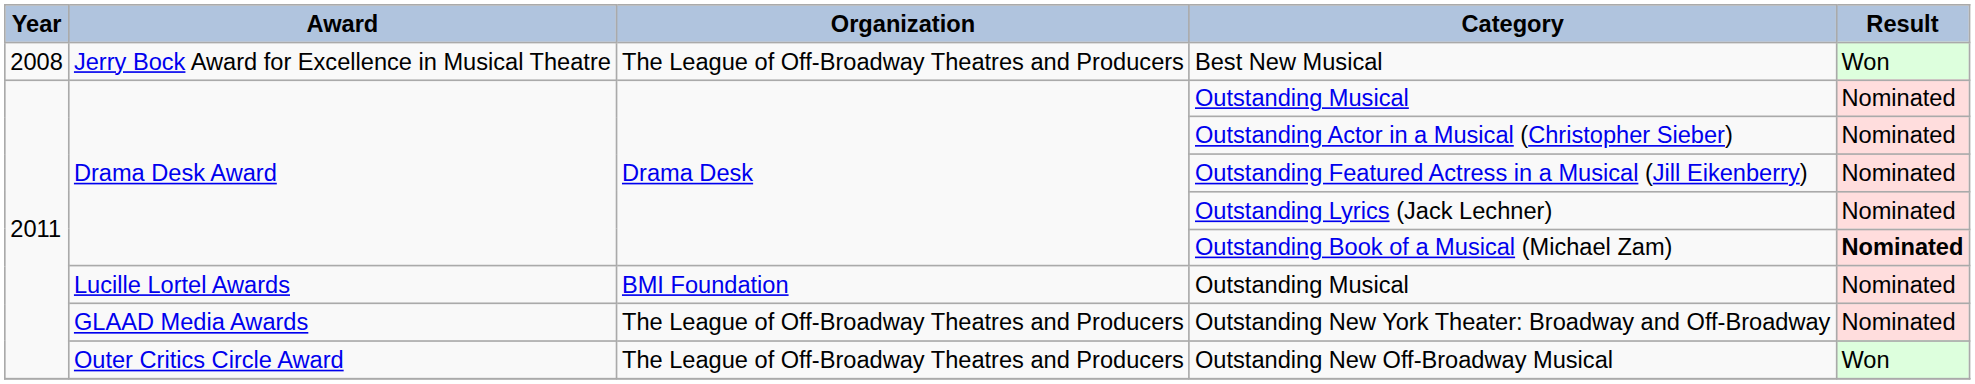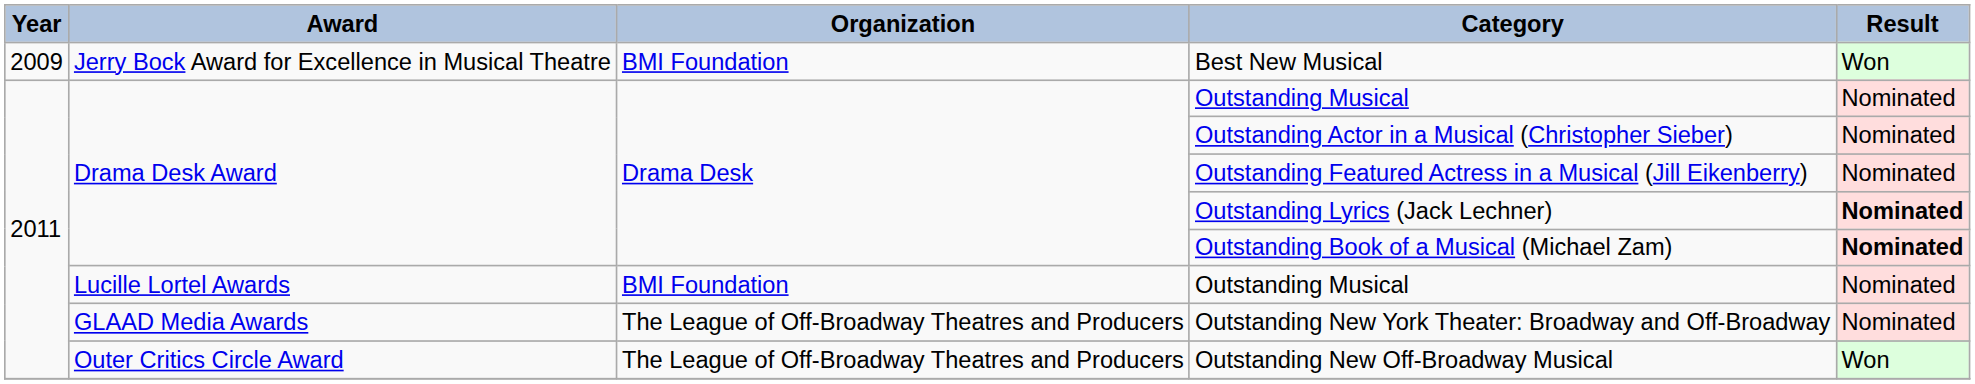(37, 61) 2008 -> (37, 61) 2009
(903, 61) The League of Off-Broadway Theatres and Producers -> (705, 61) BMI Foundation
(1899, 210) normal -> (1902, 210) bold
